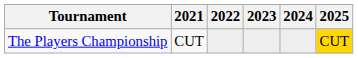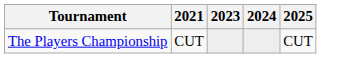- column: (225, 16)
(334, 41) gold background -> (298, 41) no background
